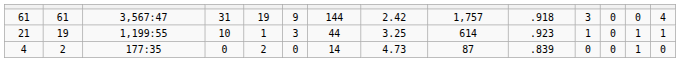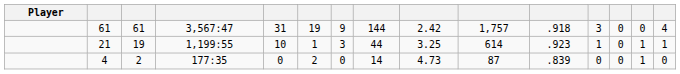+ column: (46, 12)
